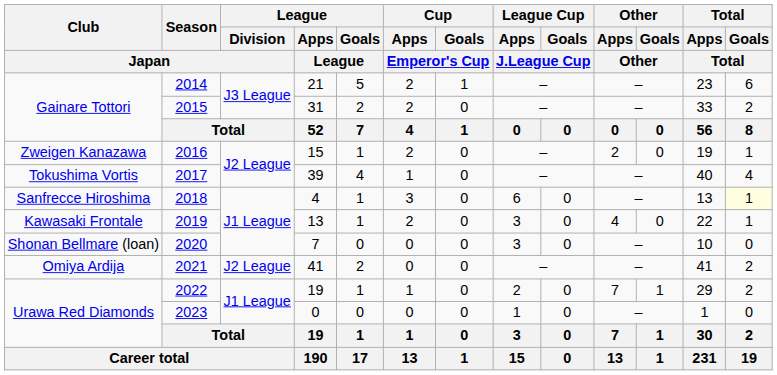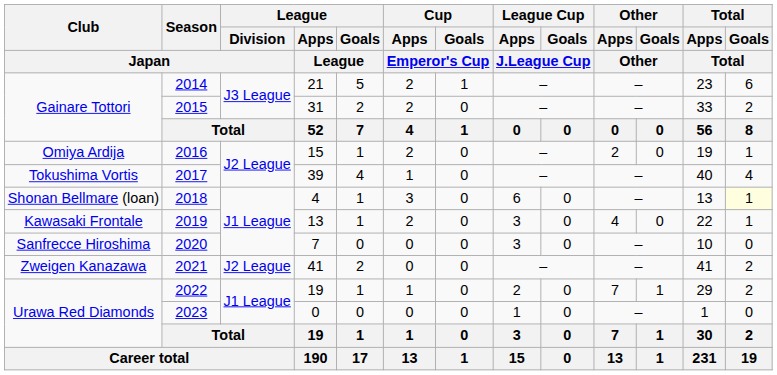(83, 152) Zweigen Kanazawa -> (83, 152) Omiya Ardija
(83, 198) Sanfrecce Hiroshima -> (83, 198) Shonan Bellmare (loan)
(83, 244) Shonan Bellmare (loan) -> (83, 244) Sanfrecce Hiroshima
(83, 267) Omiya Ardija -> (83, 267) Zweigen Kanazawa
